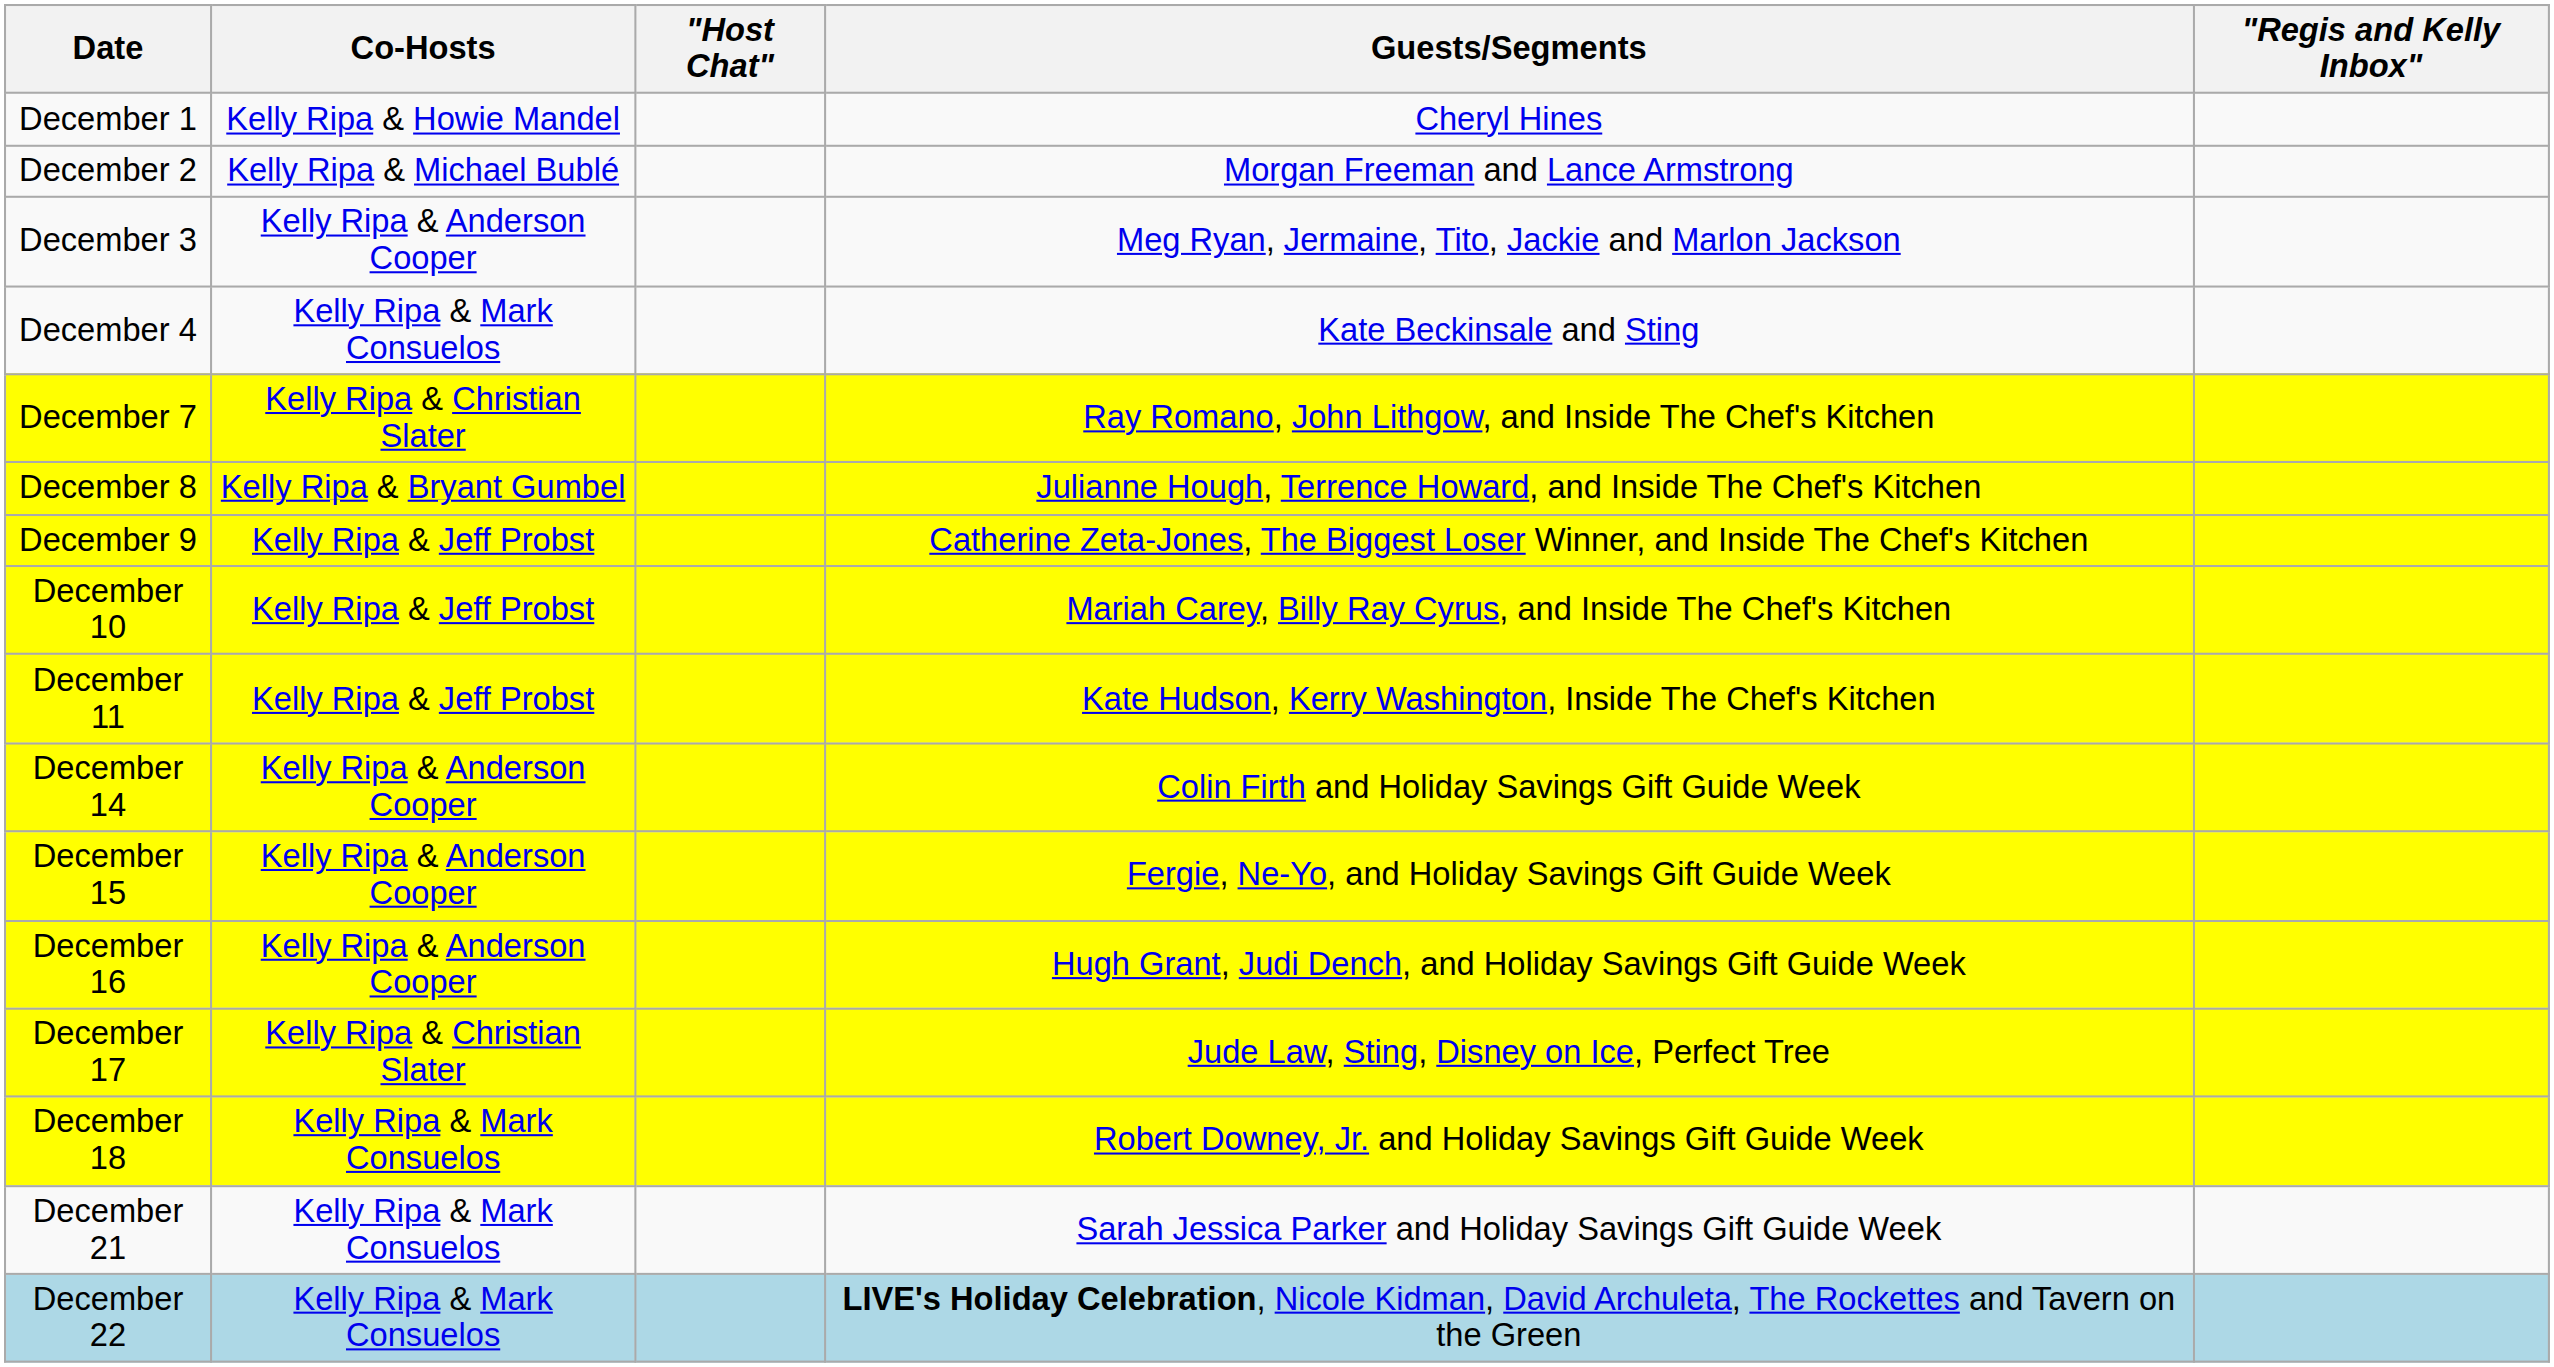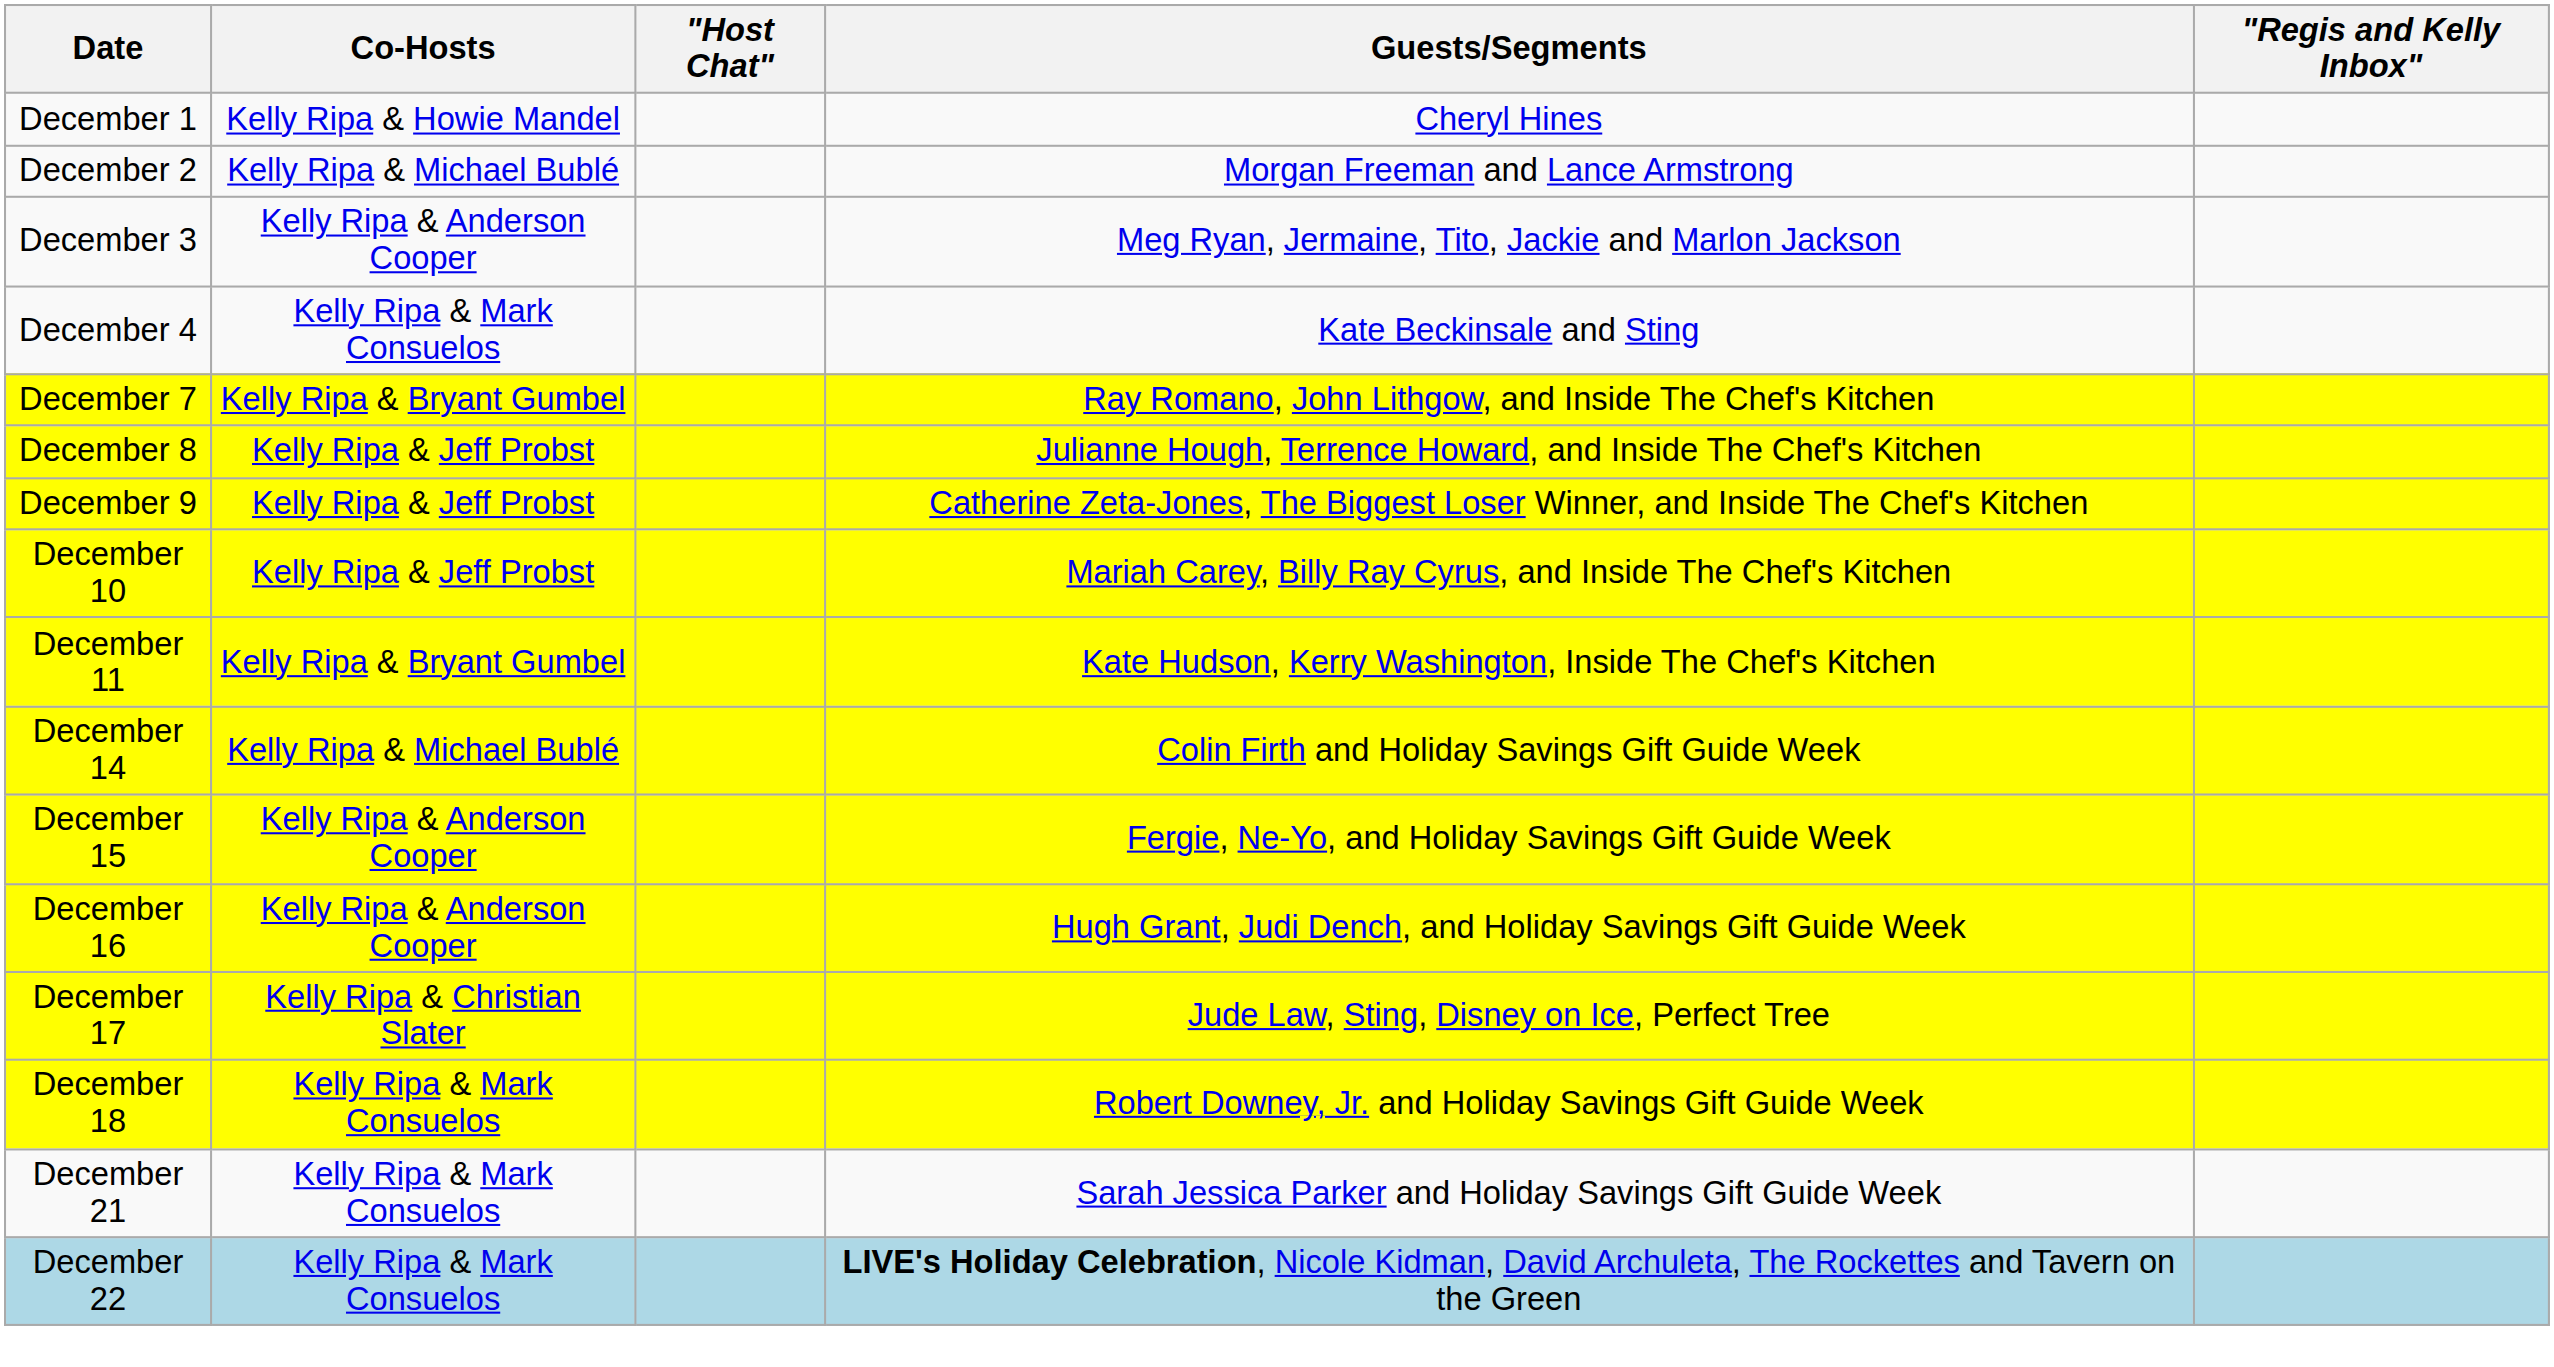(423, 417) Kelly Ripa & Christian Slater -> (423, 399) Kelly Ripa & Bryant Gumbel
(423, 487) Kelly Ripa & Bryant Gumbel -> (423, 451) Kelly Ripa & Jeff Probst
(423, 698) Kelly Ripa & Jeff Probst -> (423, 661) Kelly Ripa & Bryant Gumbel
(423, 786) Kelly Ripa & Anderson Cooper -> (423, 749) Kelly Ripa & Michael Bublé
